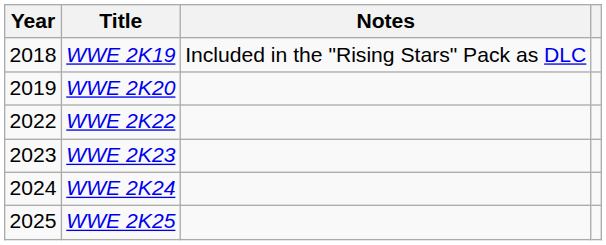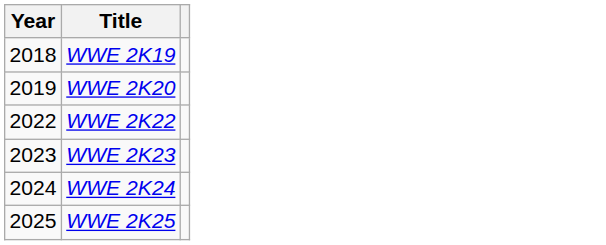- column: (386, 21)
